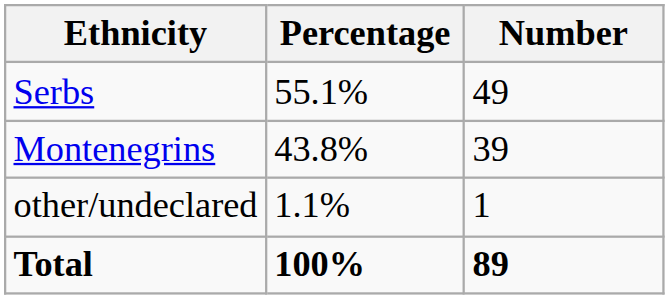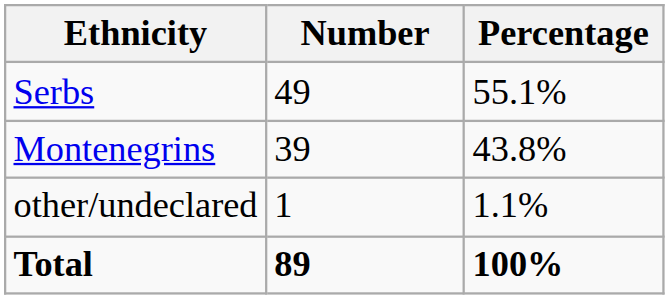columns swapped: (563, 33) <-> (365, 33)
